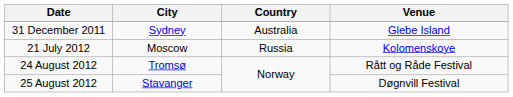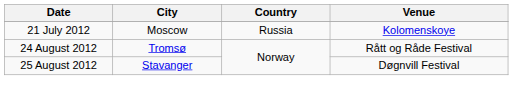- row: (59, 30)
